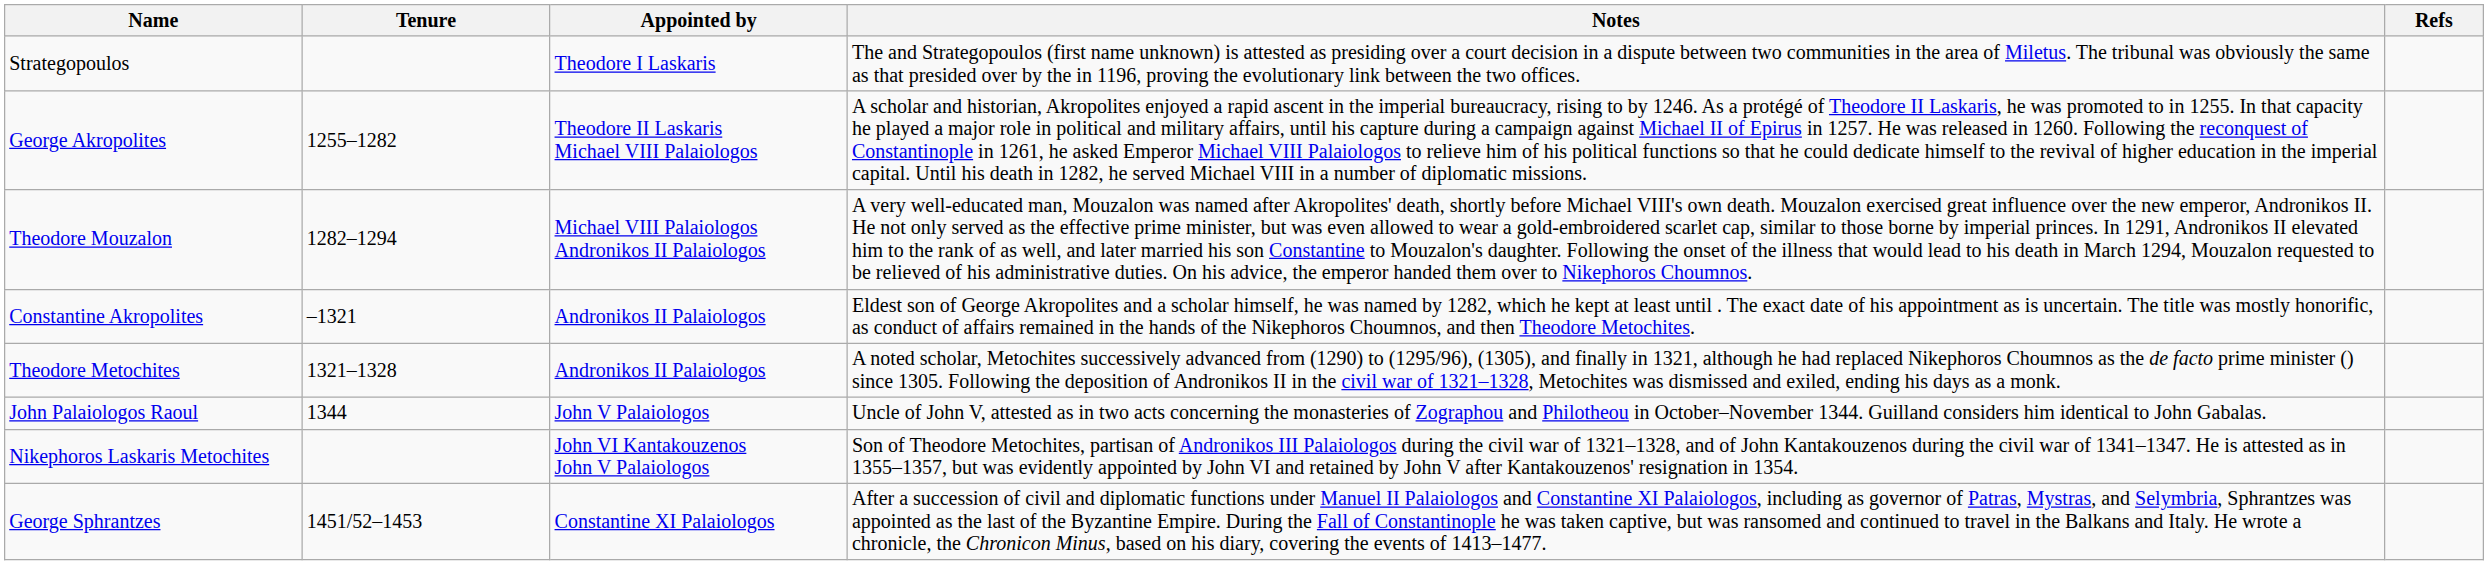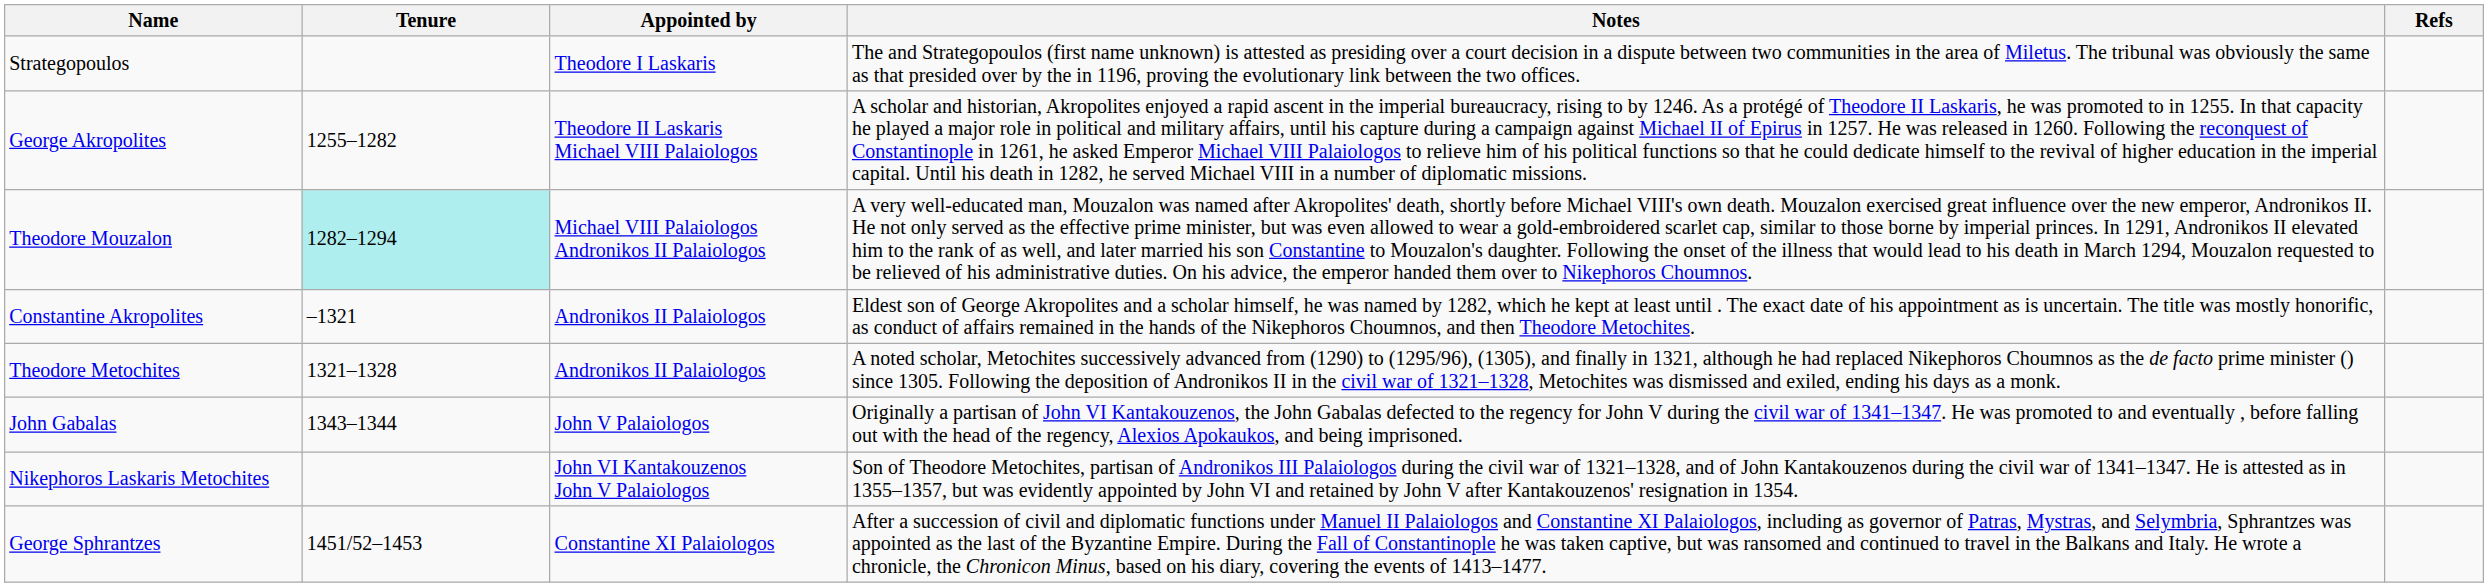(352, 239) no background -> (352, 239) paleturquoise background
+ row: (63, 424)
- row: (104, 413)
